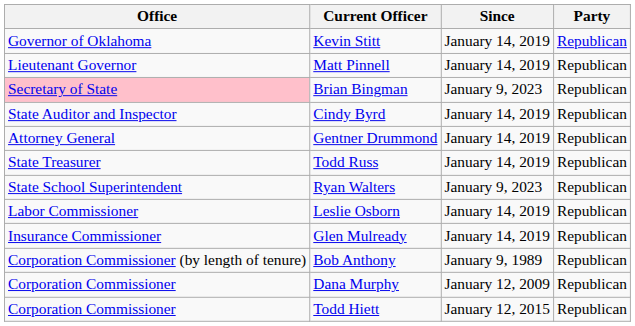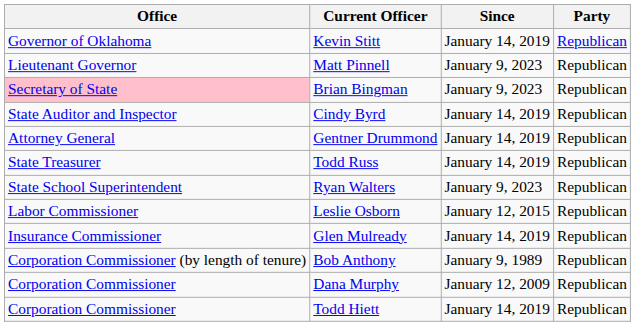(497, 65) January 14, 2019 -> (493, 65) January 9, 2023
(497, 211) January 14, 2019 -> (497, 211) January 12, 2015
(497, 308) January 12, 2015 -> (497, 308) January 14, 2019
